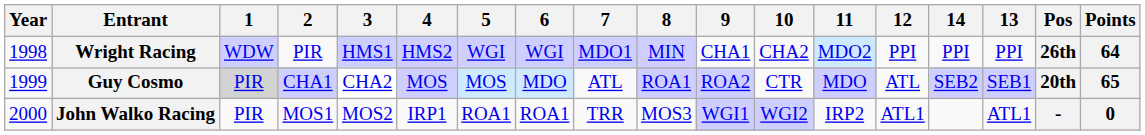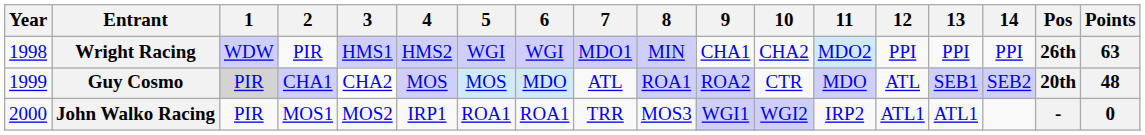columns swapped: (1009, 20) <-> (956, 20)
(1110, 51) 64 -> (1110, 51) 63
(1110, 83) 65 -> (1110, 83) 48
